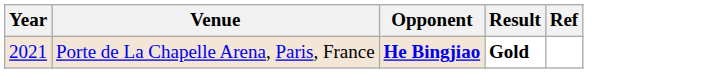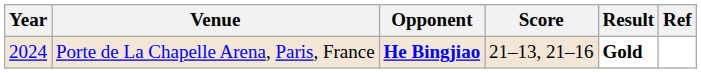+ column: (541, 20)
(28, 51) 2021 -> (28, 51) 2024
